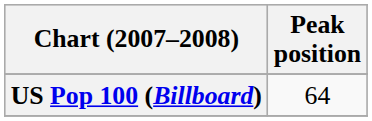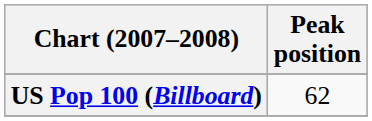(317, 94) 64 -> (317, 94) 62
